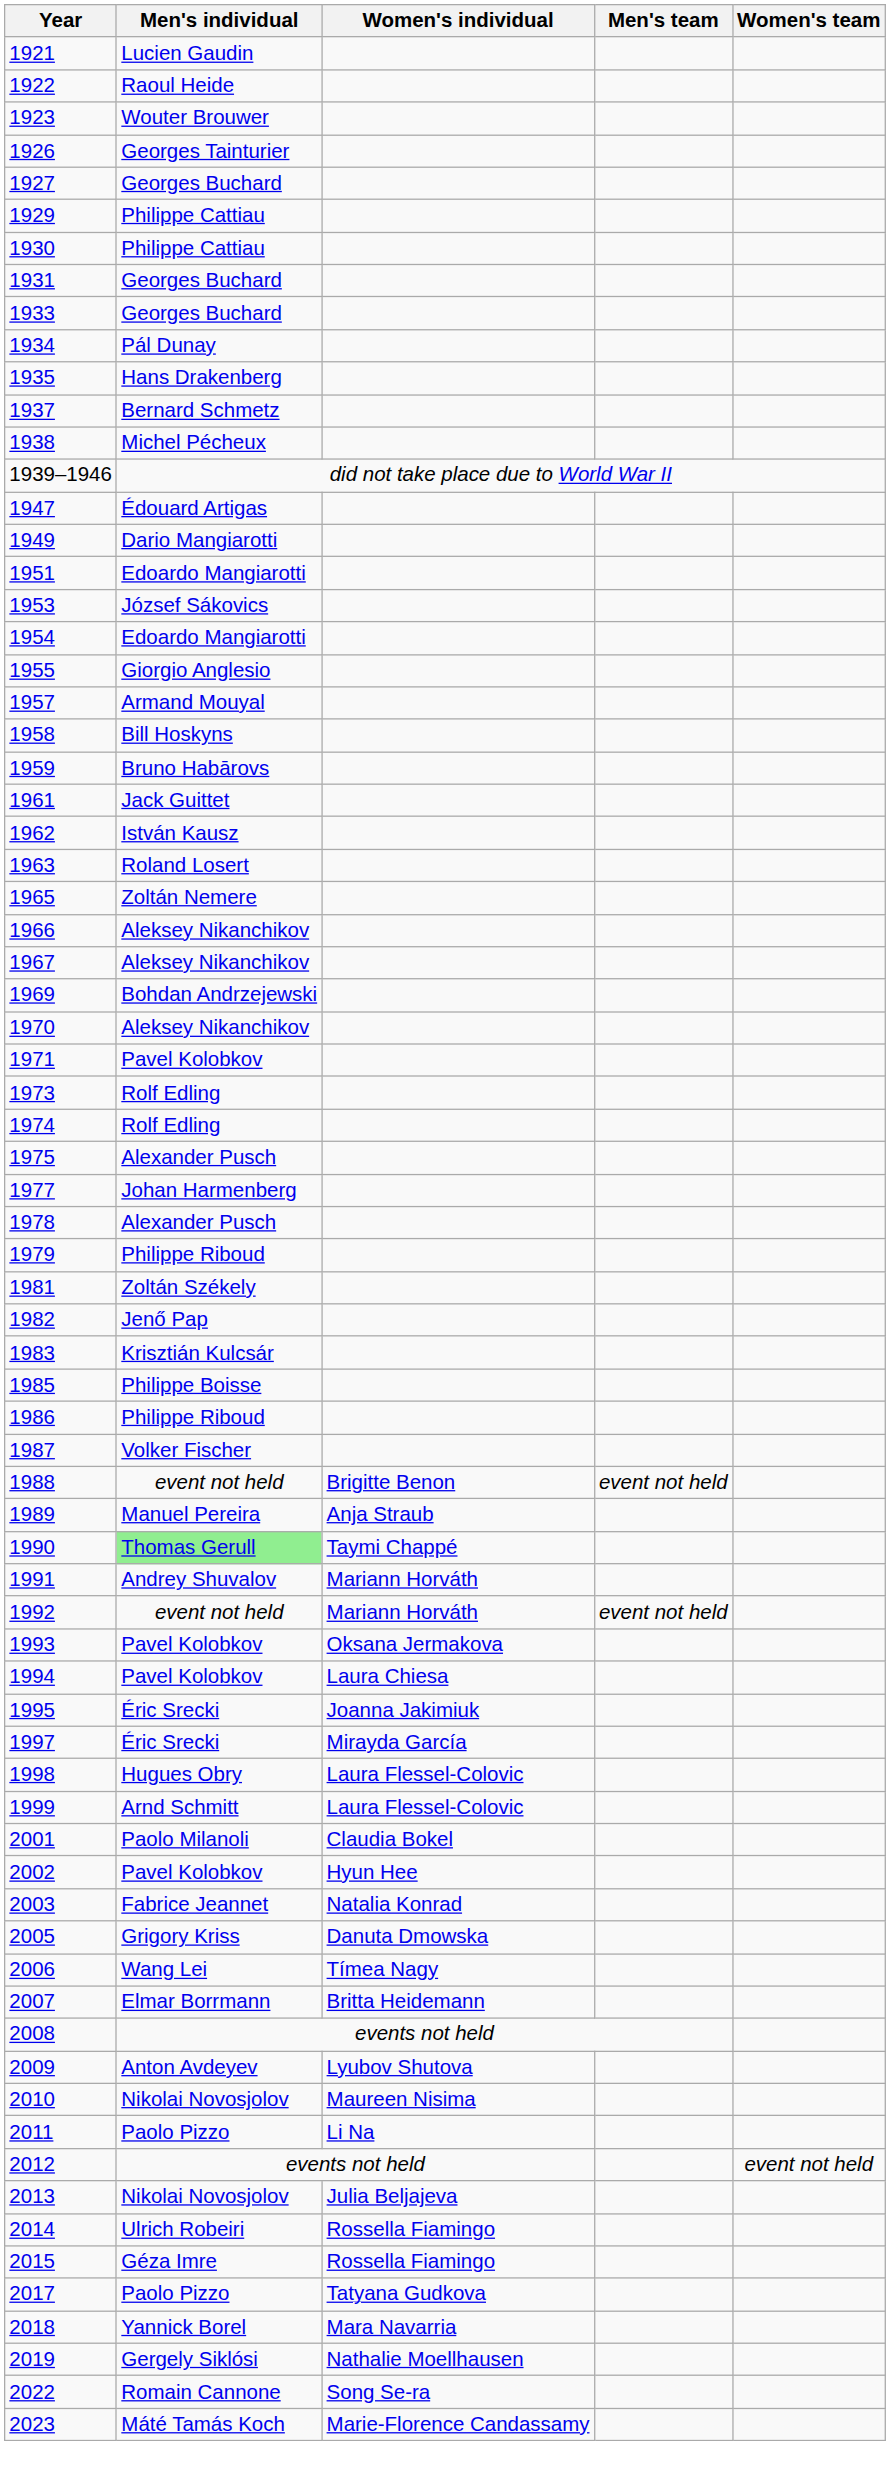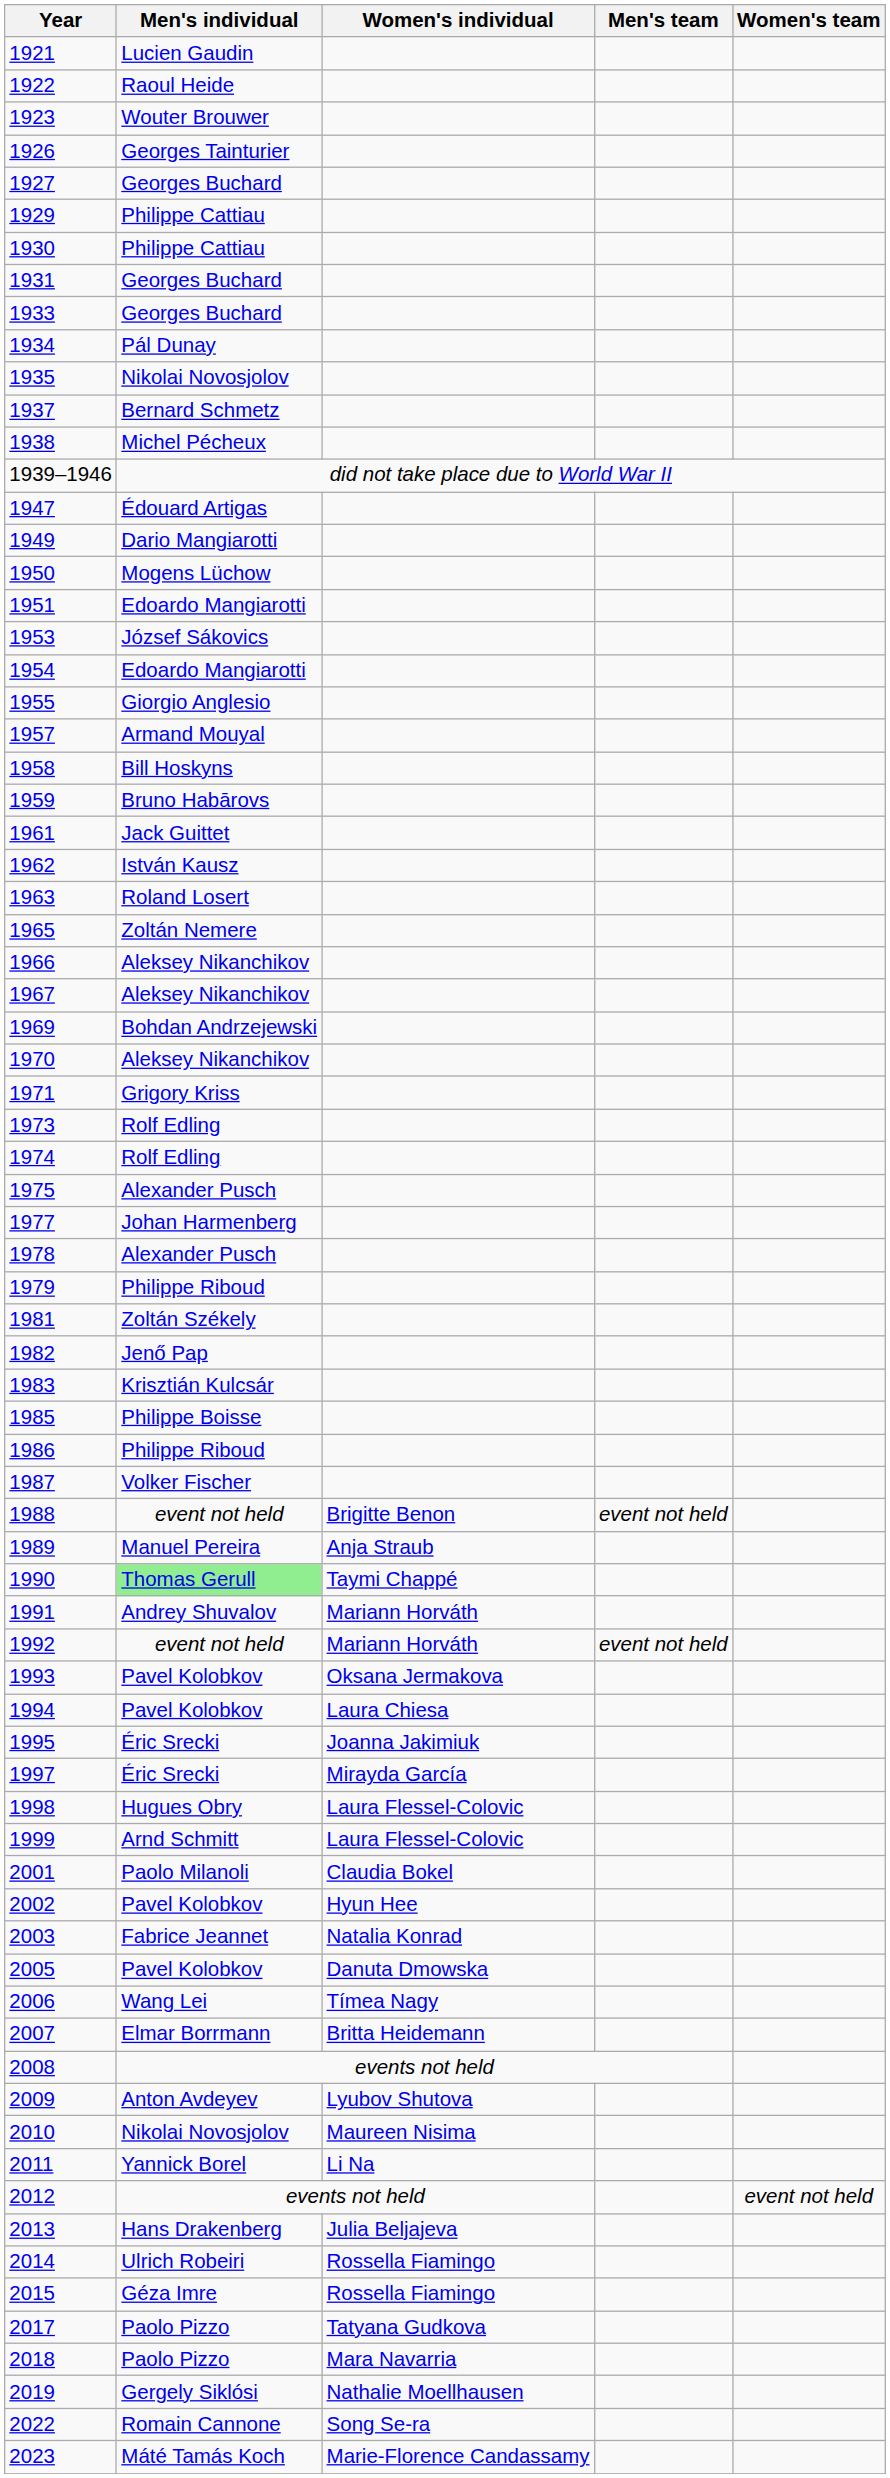(202, 378) Hans Drakenberg -> (205, 378) Nikolai Novosjolov
+ row: (32, 572)
(192, 1060) Pavel Kolobkov -> (180, 1092) Grigory Kriss
(180, 1937) Grigory Kriss -> (192, 1969) Pavel Kolobkov
(175, 2131) Paolo Pizzo -> (184, 2164) Yannick Borel
(205, 2196) Nikolai Novosjolov -> (202, 2229) Hans Drakenberg
(184, 2326) Yannick Borel -> (175, 2359) Paolo Pizzo
